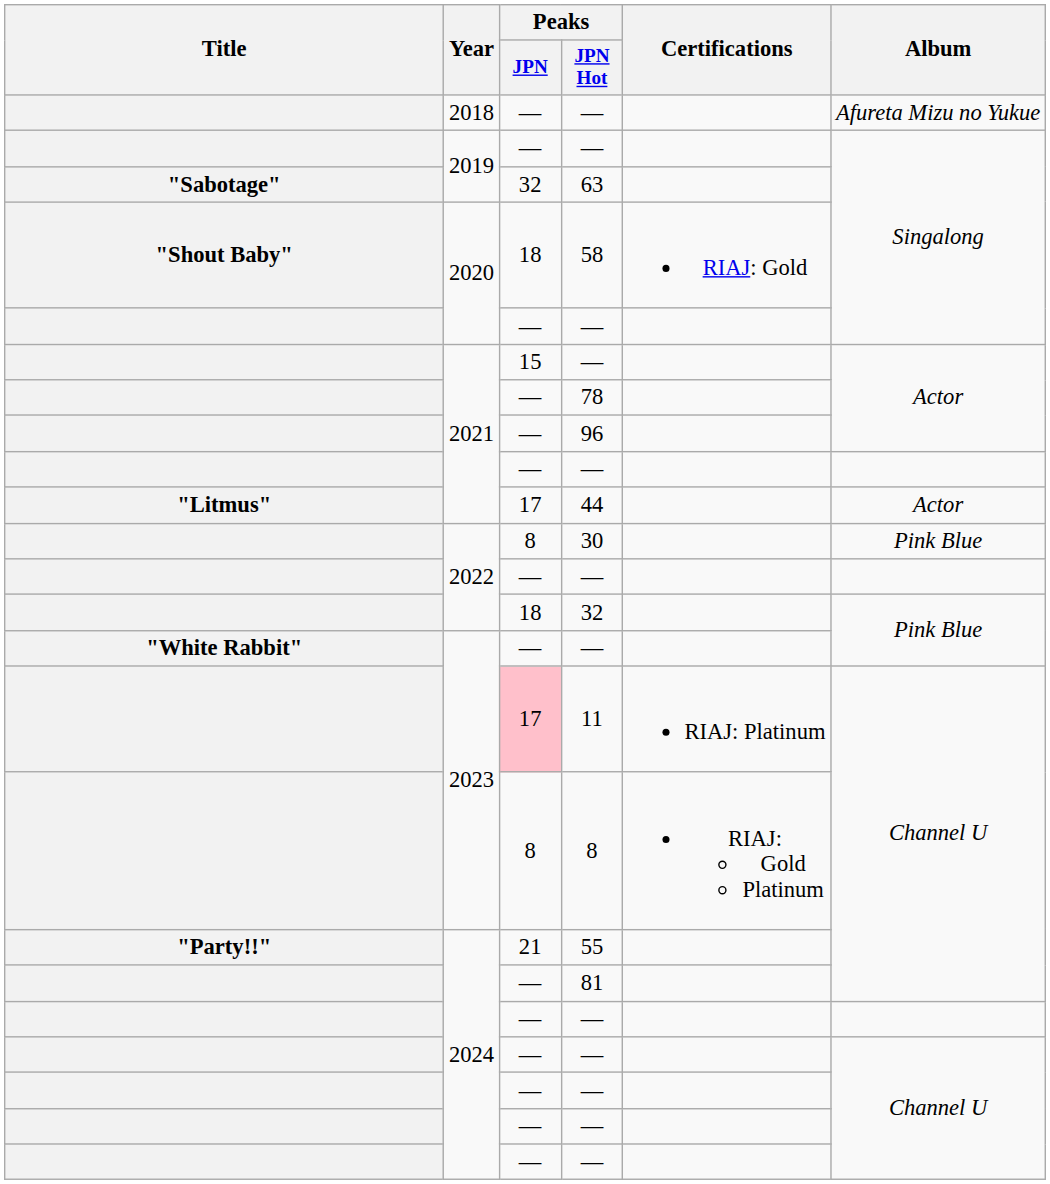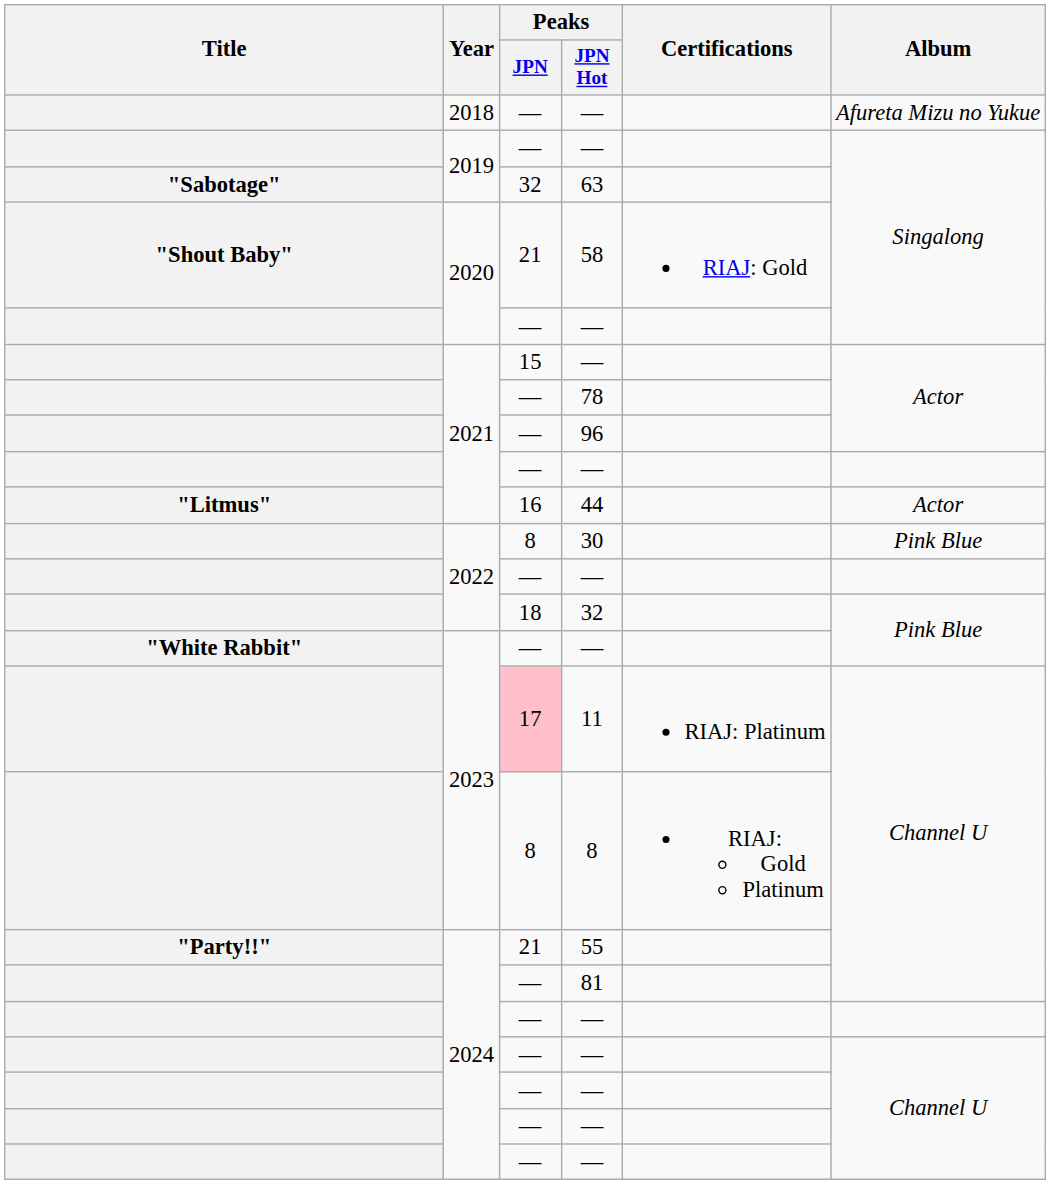(530, 254) 18 -> (530, 254) 21
(530, 504) 17 -> (530, 504) 16
